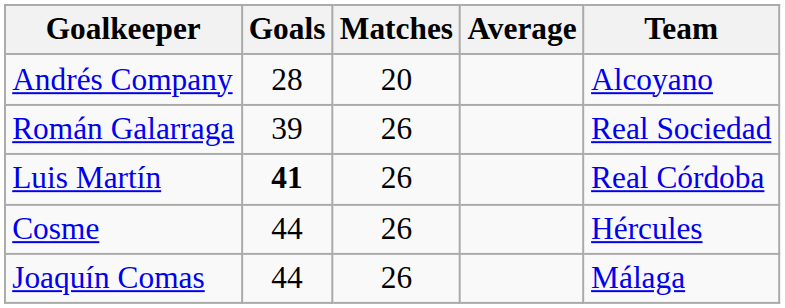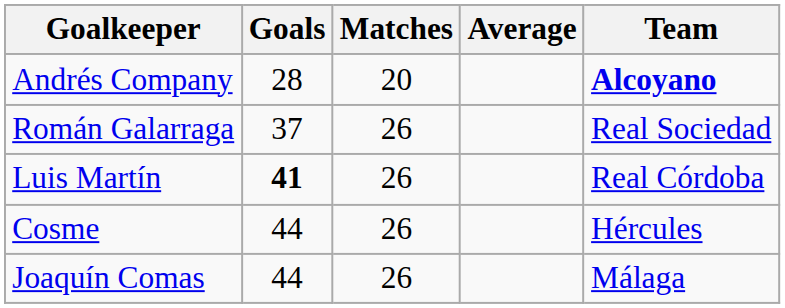(652, 79) normal -> (654, 79) bold
(287, 128) 39 -> (287, 128) 37
